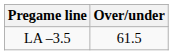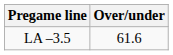(129, 38) 61.5 -> (129, 38) 61.6
